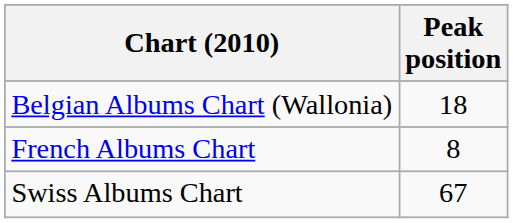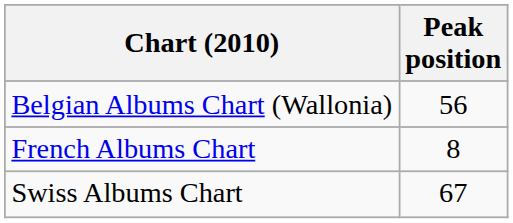(453, 103) 18 -> (453, 103) 56
